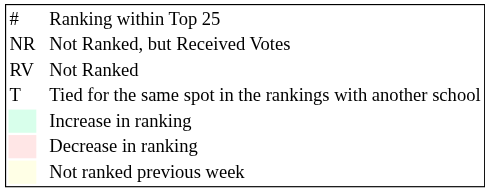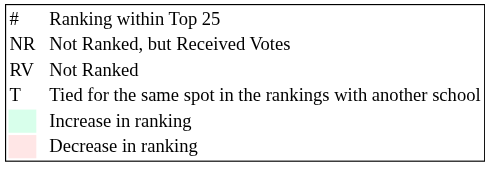- row: (147, 172)
